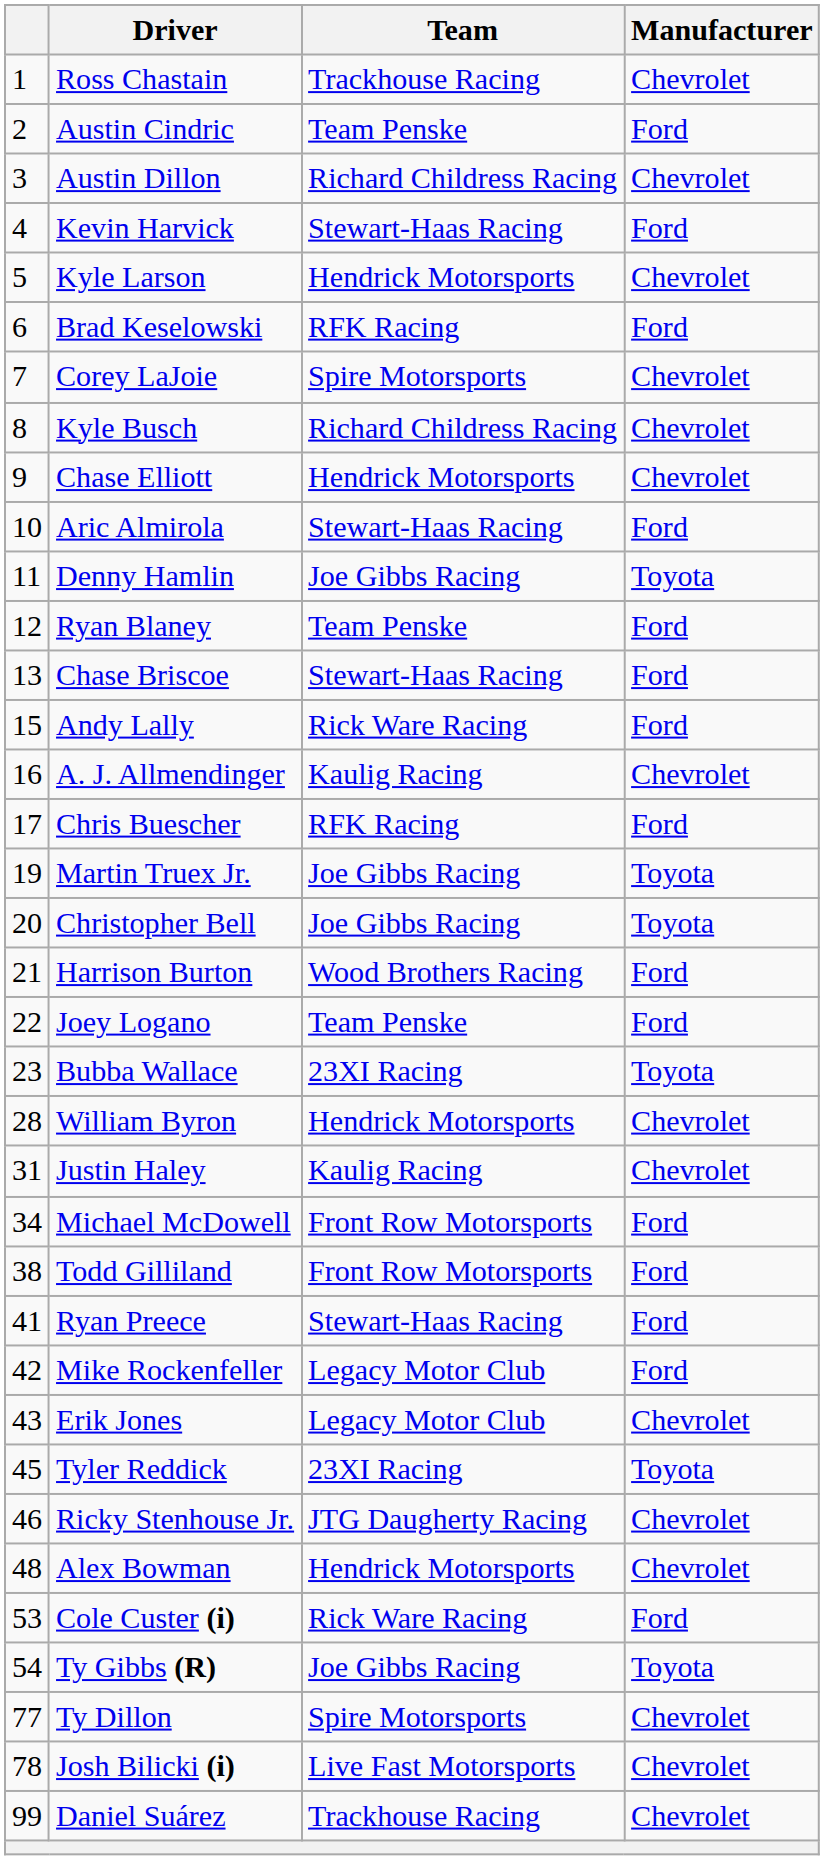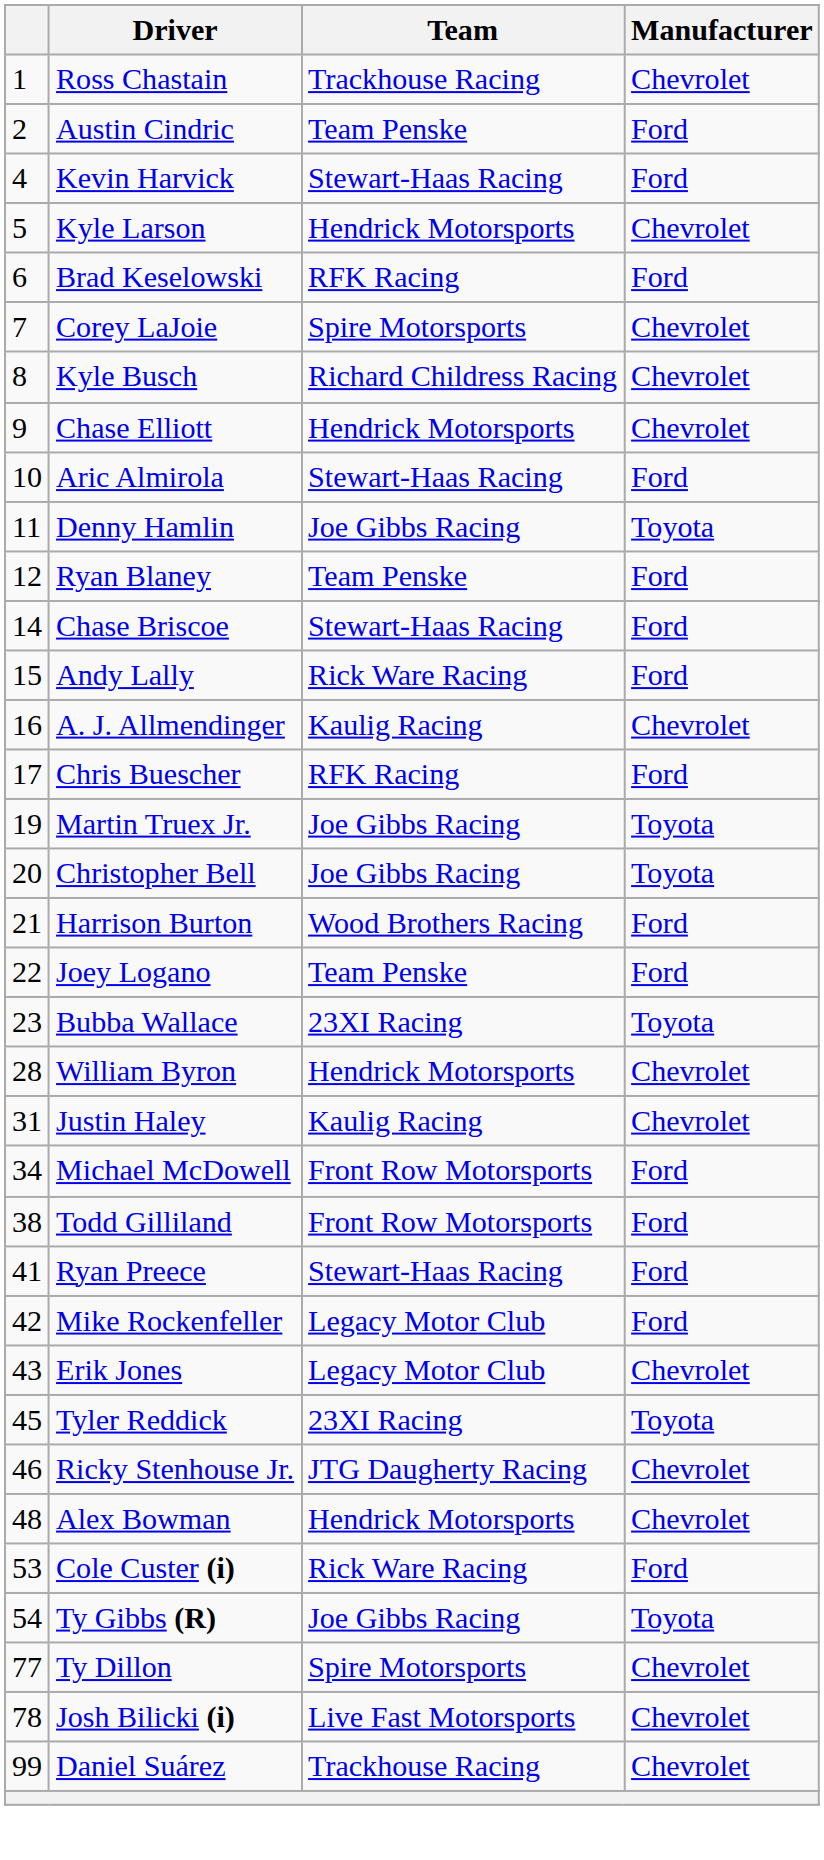- row: (138, 178)
(27, 674) 13 -> (27, 624) 14
